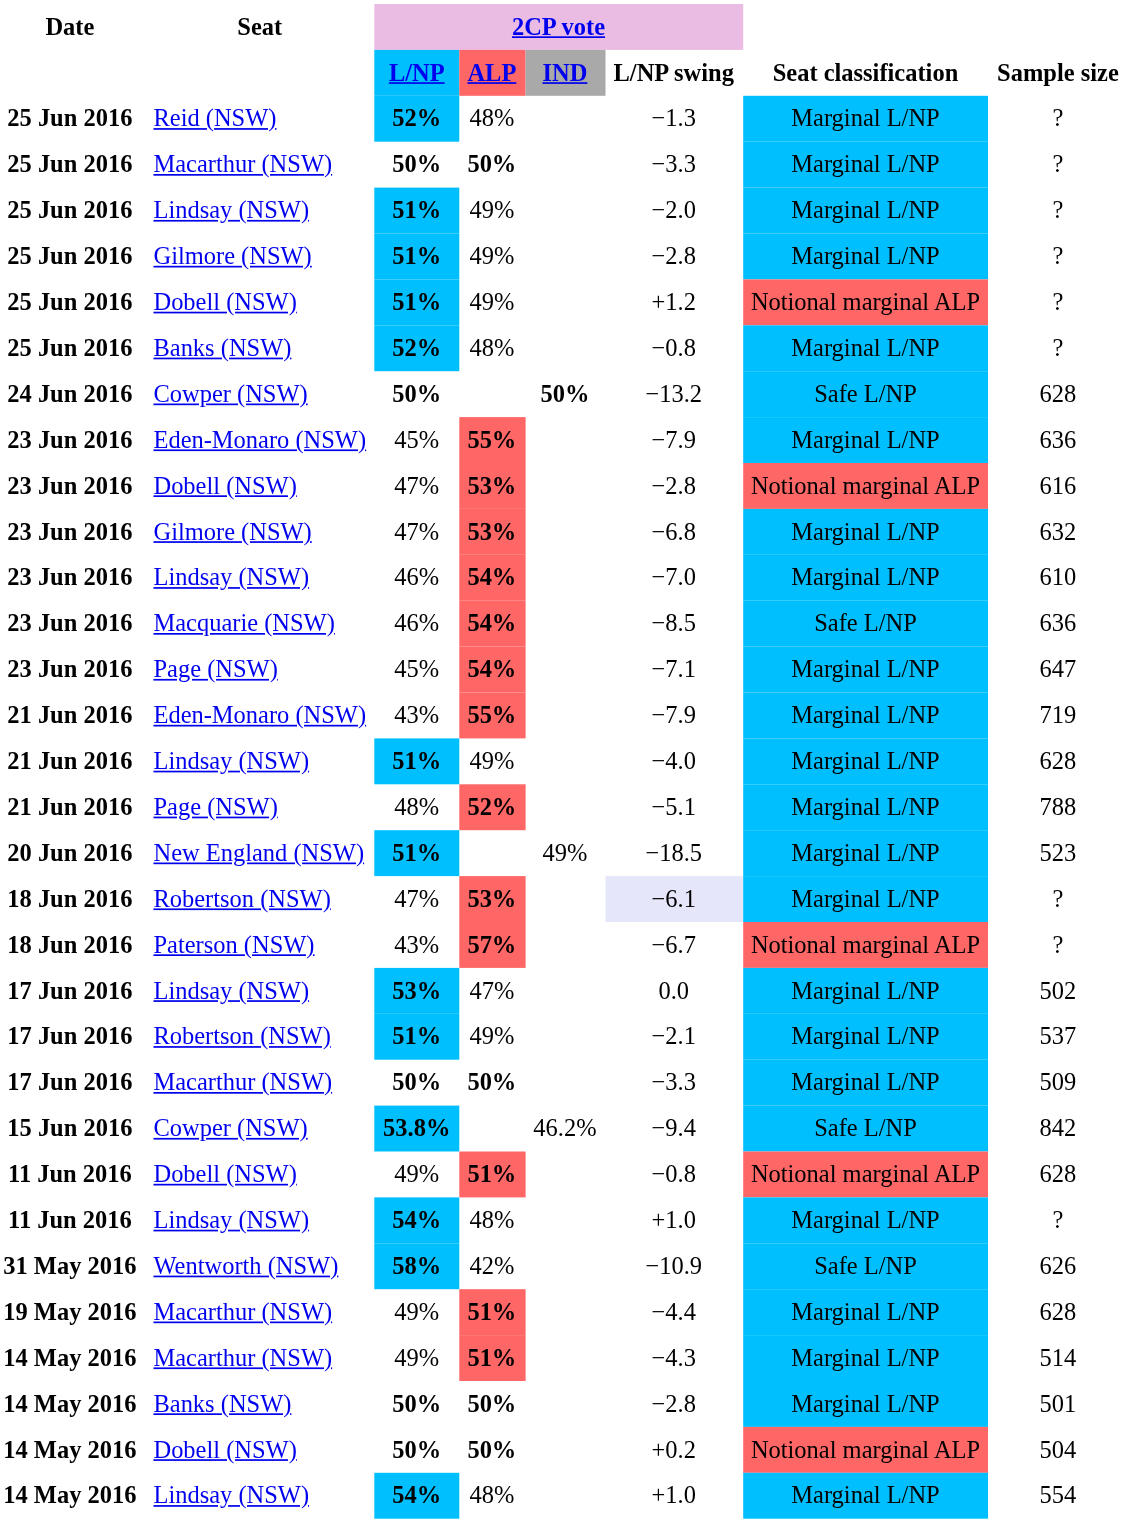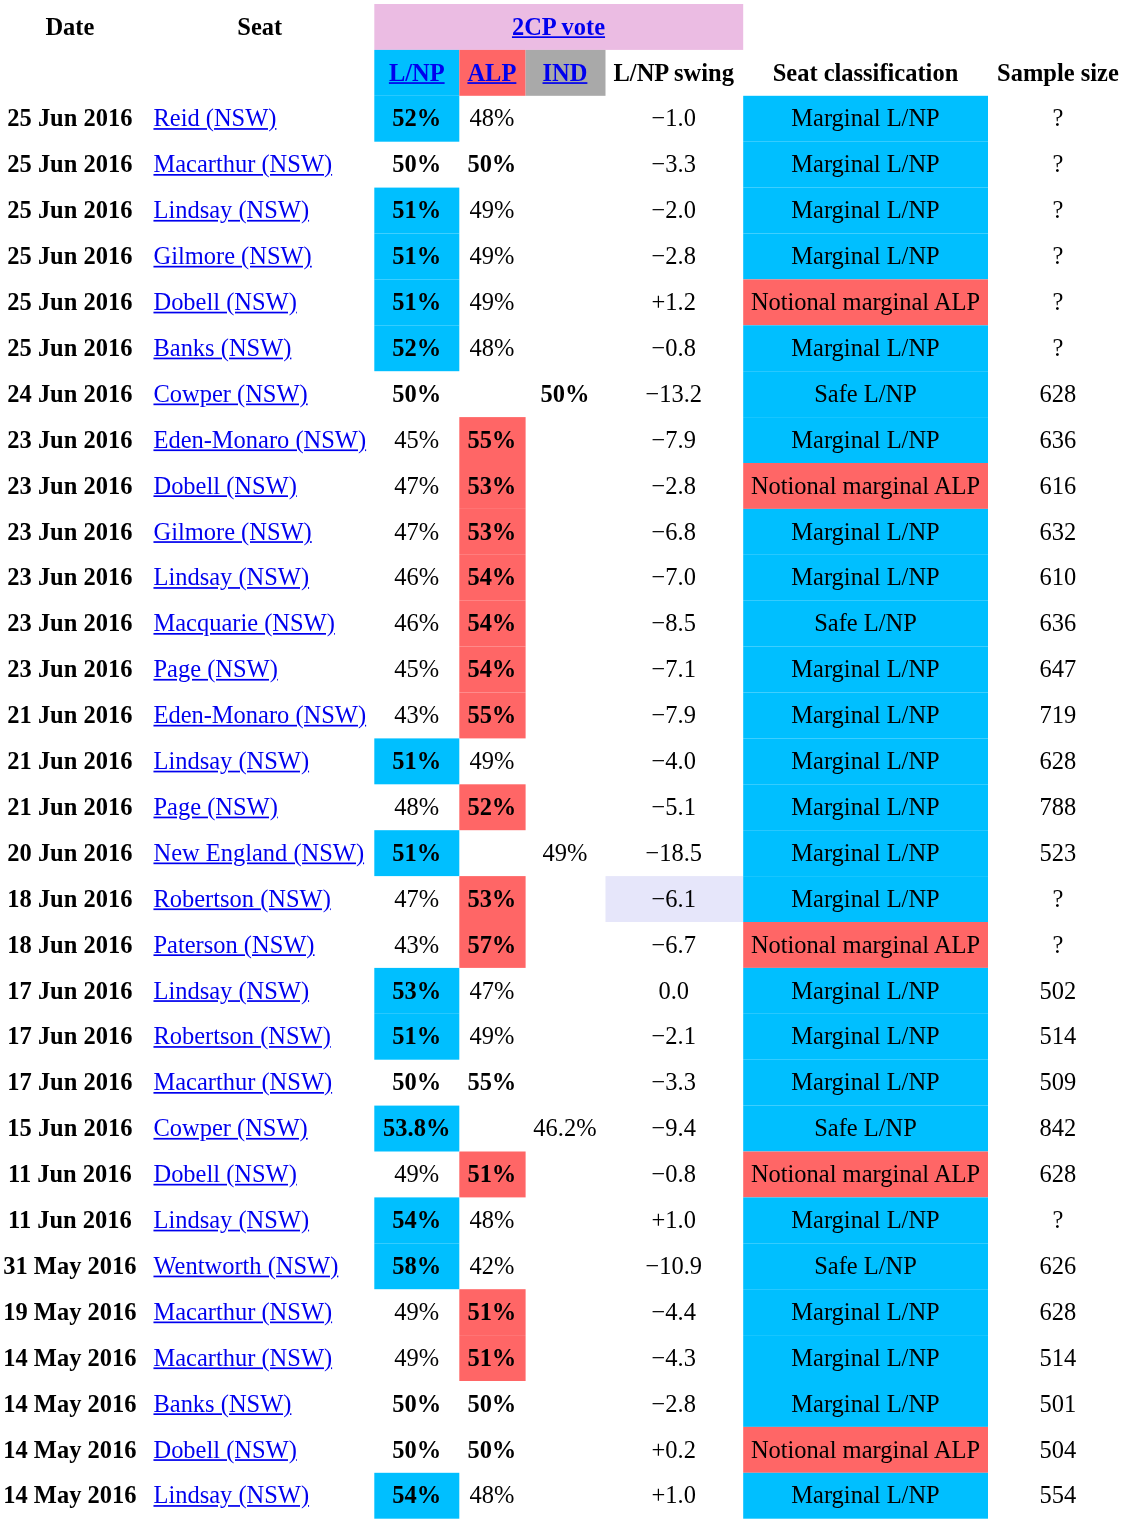(674, 118) −1.3 -> (674, 118) −1.0
(1058, 1036) 537 -> (1058, 1036) 514
(492, 1082) 50% -> (492, 1082) 55%
